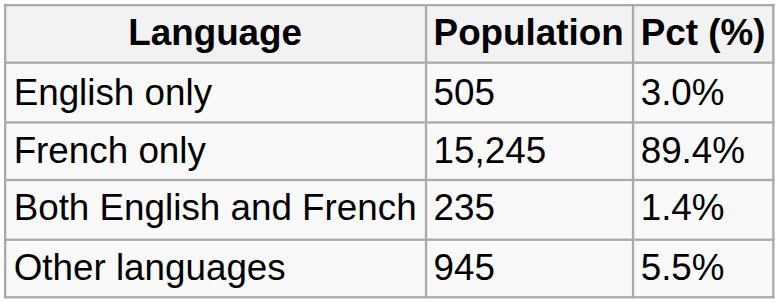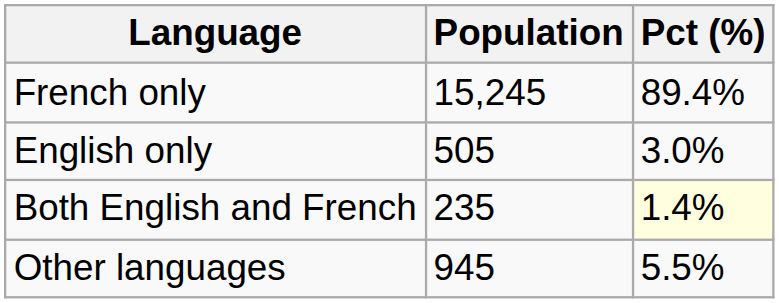rows swapped: (110, 150) <-> (113, 92)
(683, 208) no background -> (683, 208) lightyellow background
